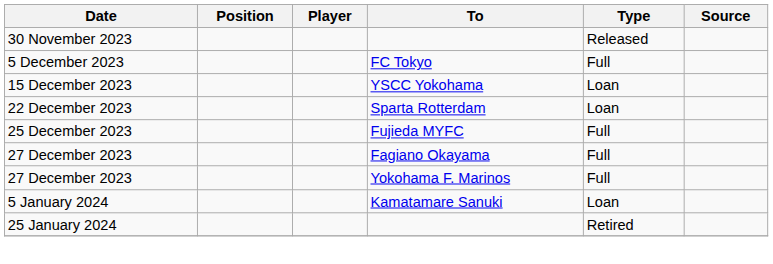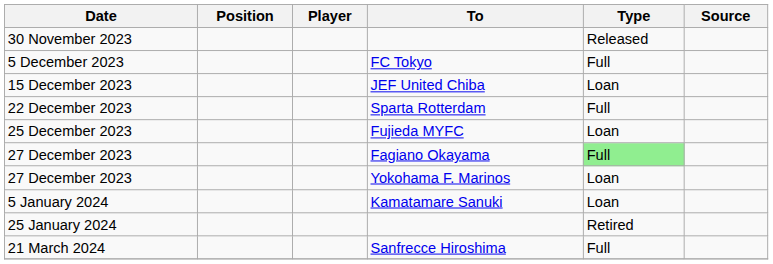+ row: (70, 86)
- row: (70, 86)
(603, 109) Loan -> (598, 109) Full
(598, 132) Full -> (603, 132) Loan
(598, 155) no background -> (598, 155) lightgreen background
(598, 178) Full -> (603, 178) Loan
+ row: (57, 247)
